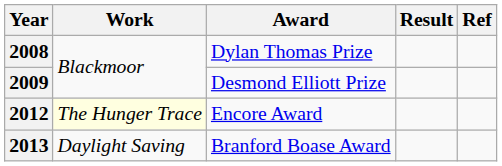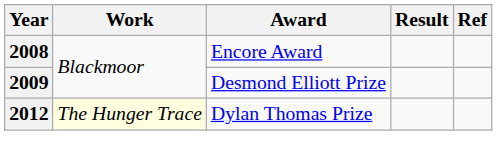(292, 51) Dylan Thomas Prize -> (267, 51) Encore Award
(267, 113) Encore Award -> (292, 113) Dylan Thomas Prize
- row: (29, 144)
